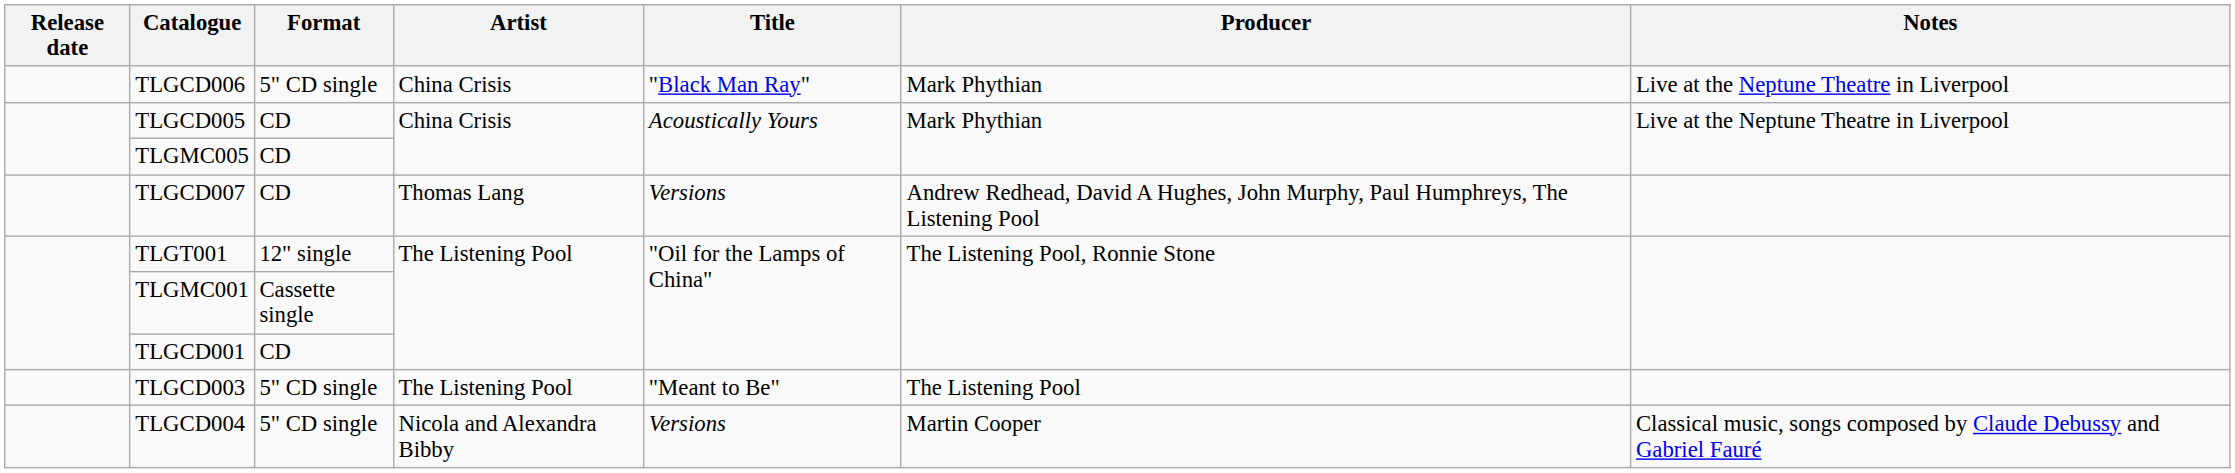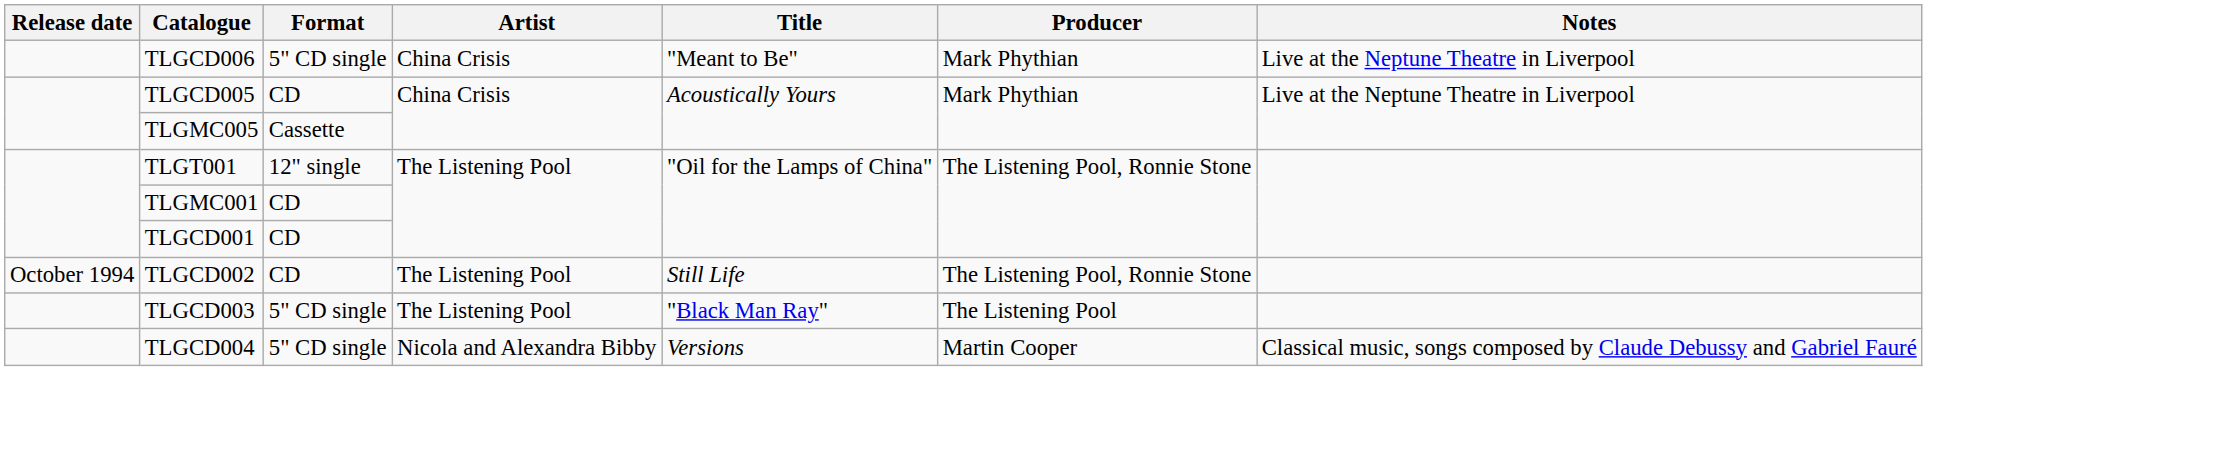(729, 84) "Black Man Ray" -> (732, 58) "Meant to Be"
(275, 156) CD -> (307, 130) Cassette
- row: (190, 192)
(297, 302) Cassette single -> (285, 202) CD
+ row: (200, 274)
(714, 387) "Meant to Be" -> (747, 310) "Black Man Ray"
